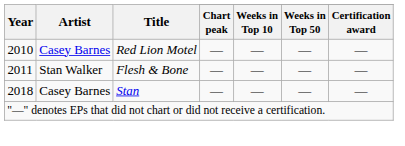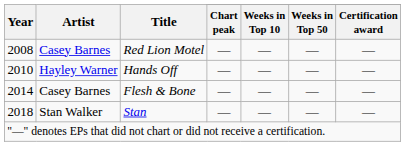(20, 49) 2010 -> (20, 49) 2008
+ row: (150, 70)
(20, 70) 2011 -> (20, 91) 2014
(71, 70) Stan Walker -> (75, 91) Casey Barnes
(75, 91) Casey Barnes -> (71, 111) Stan Walker
